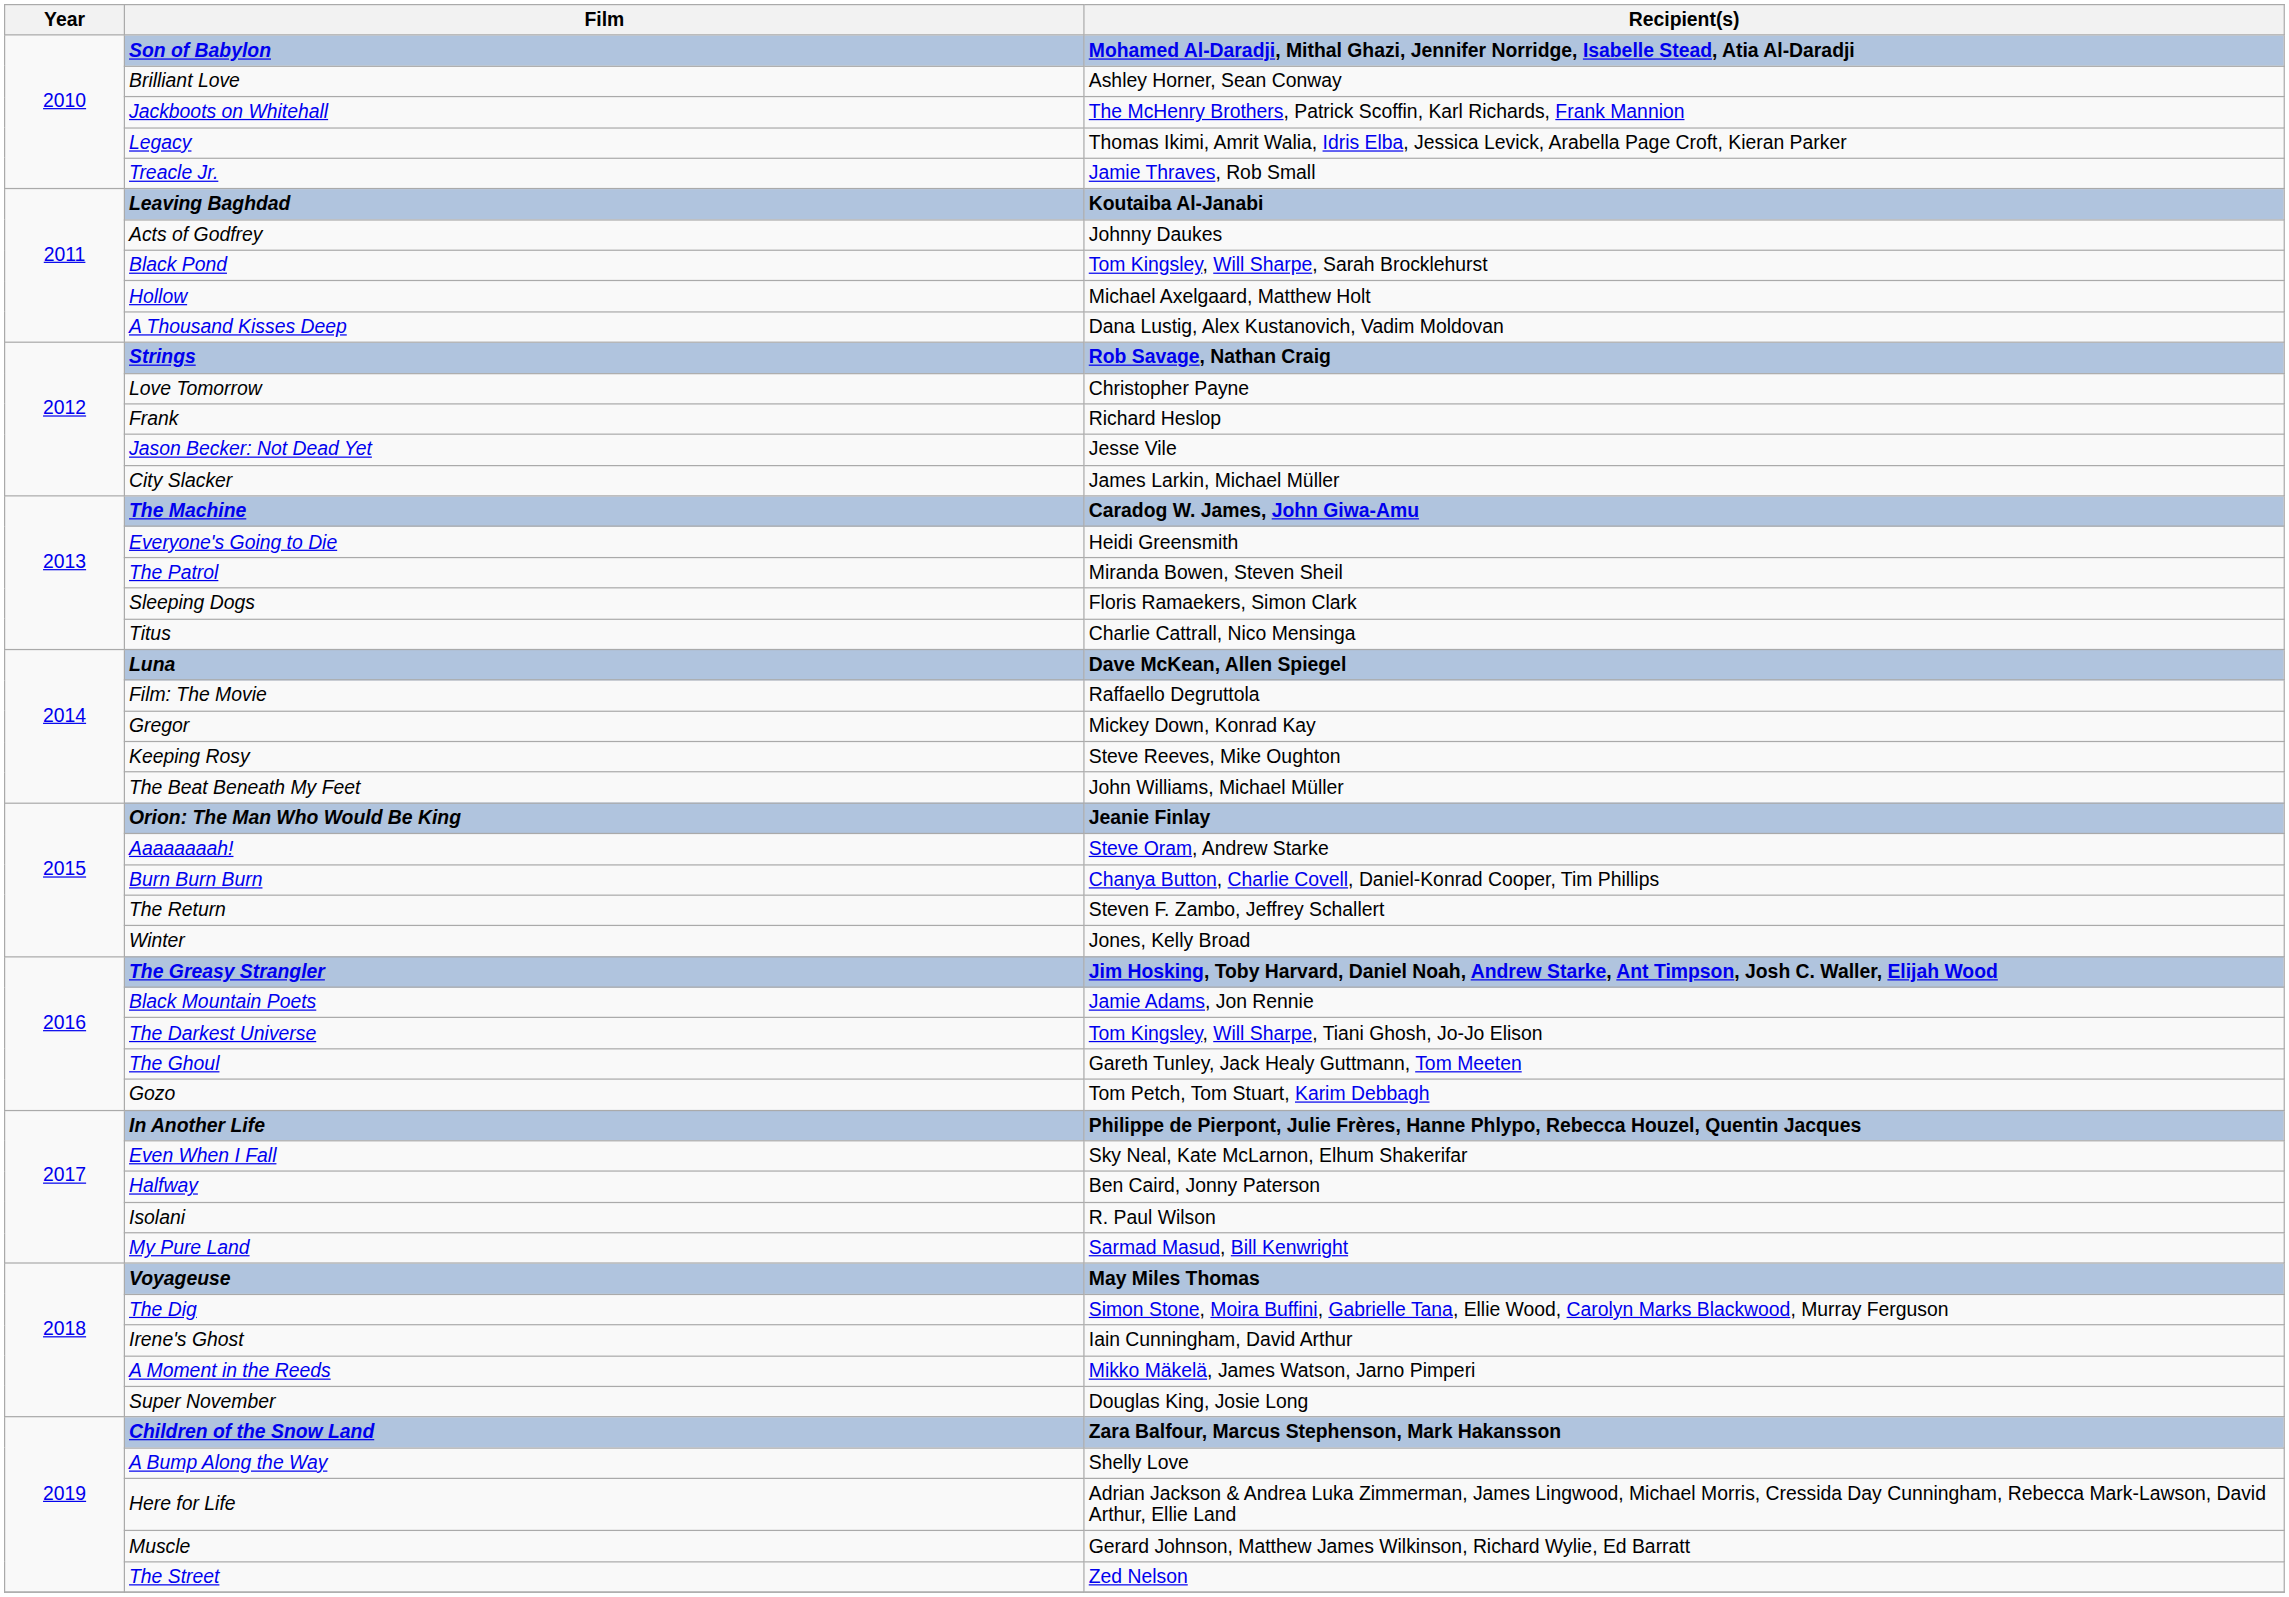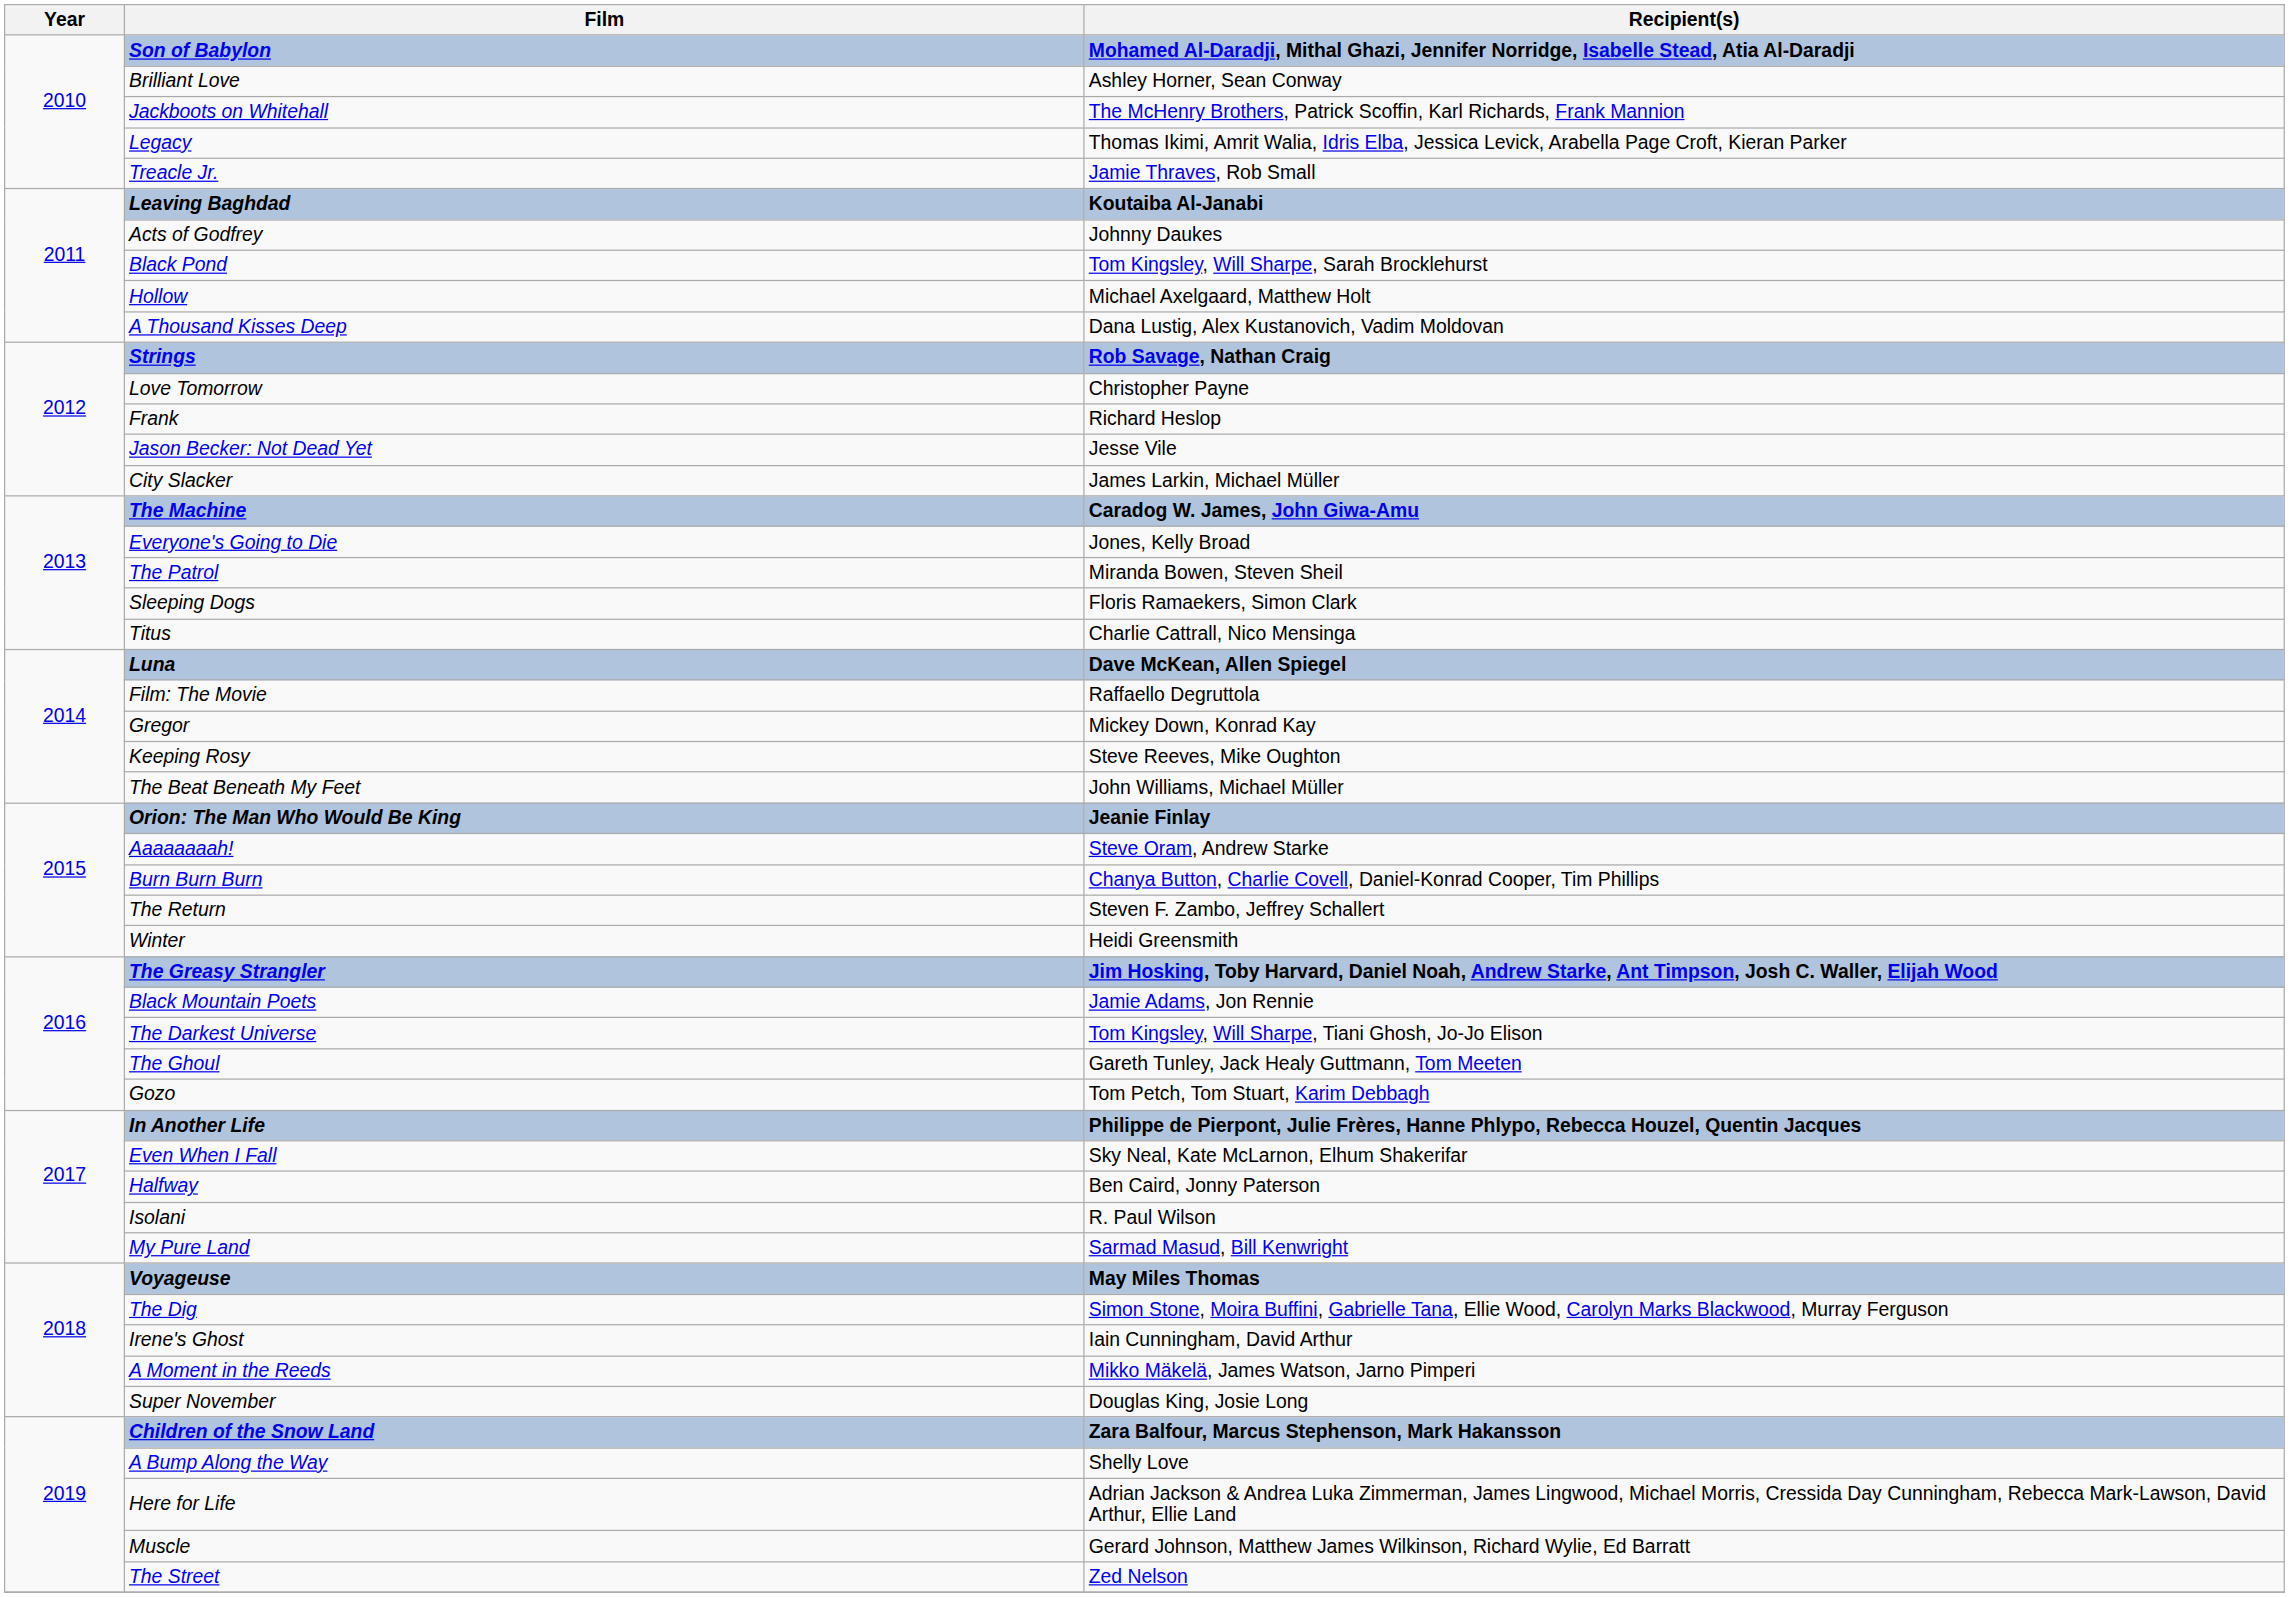(1164, 541) Heidi Greensmith -> (1169, 541) Jones, Kelly Broad
(1169, 940) Jones, Kelly Broad -> (1164, 940) Heidi Greensmith
